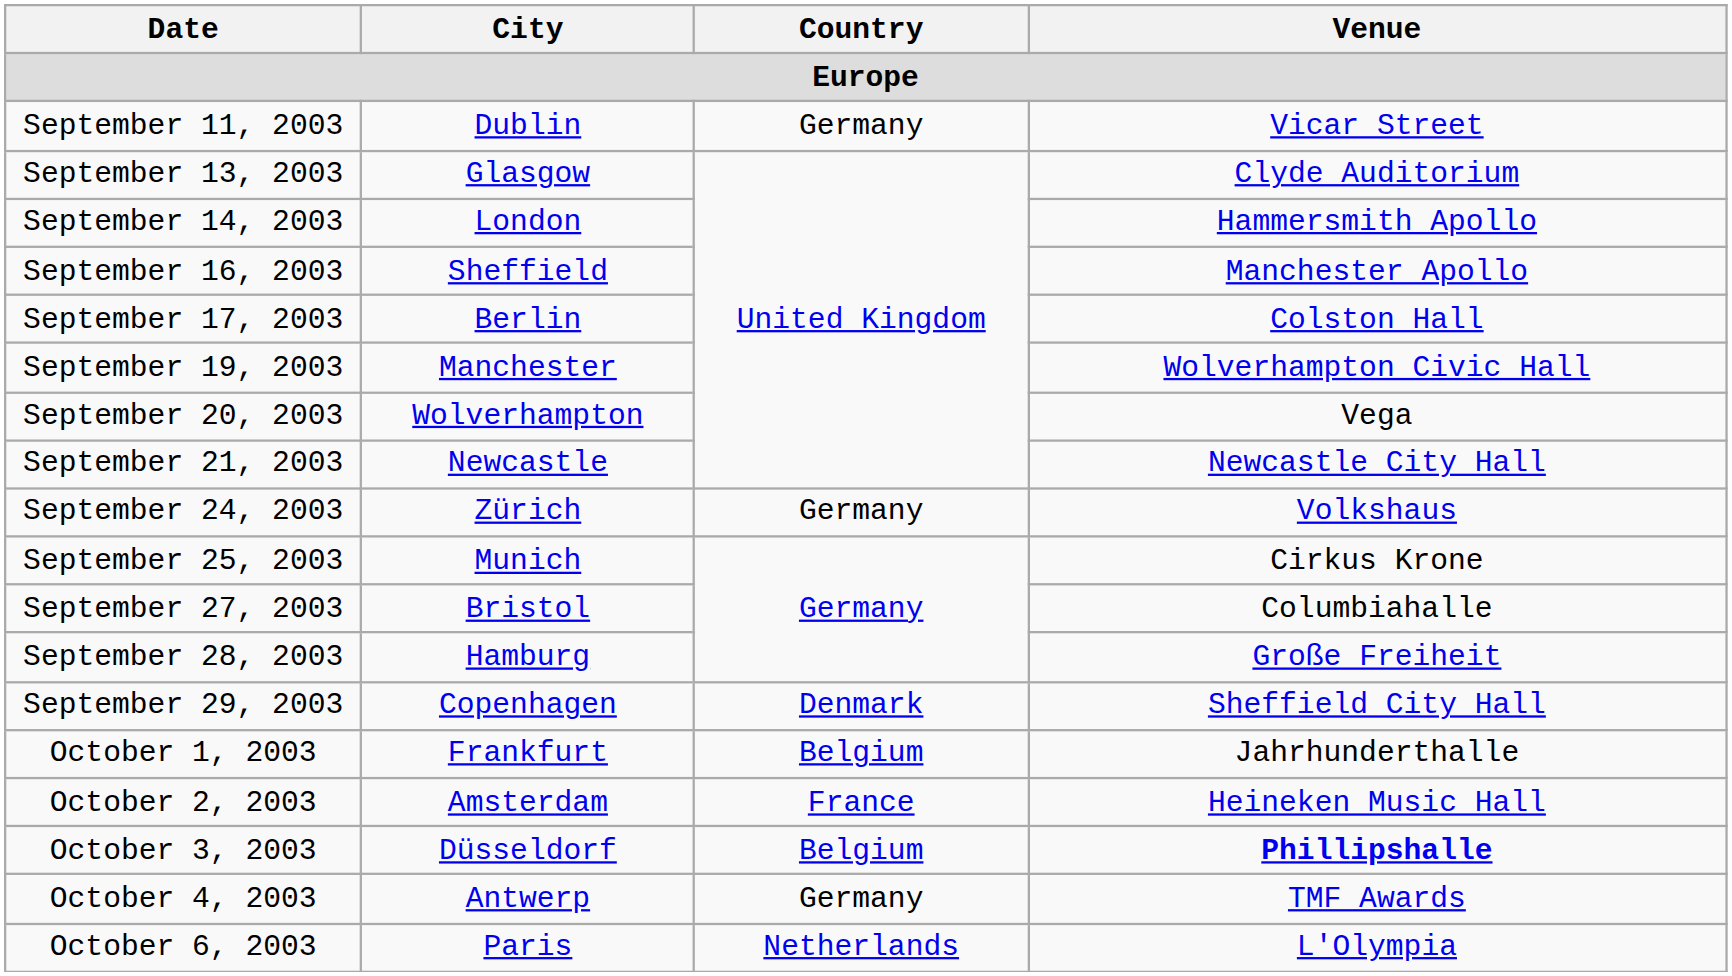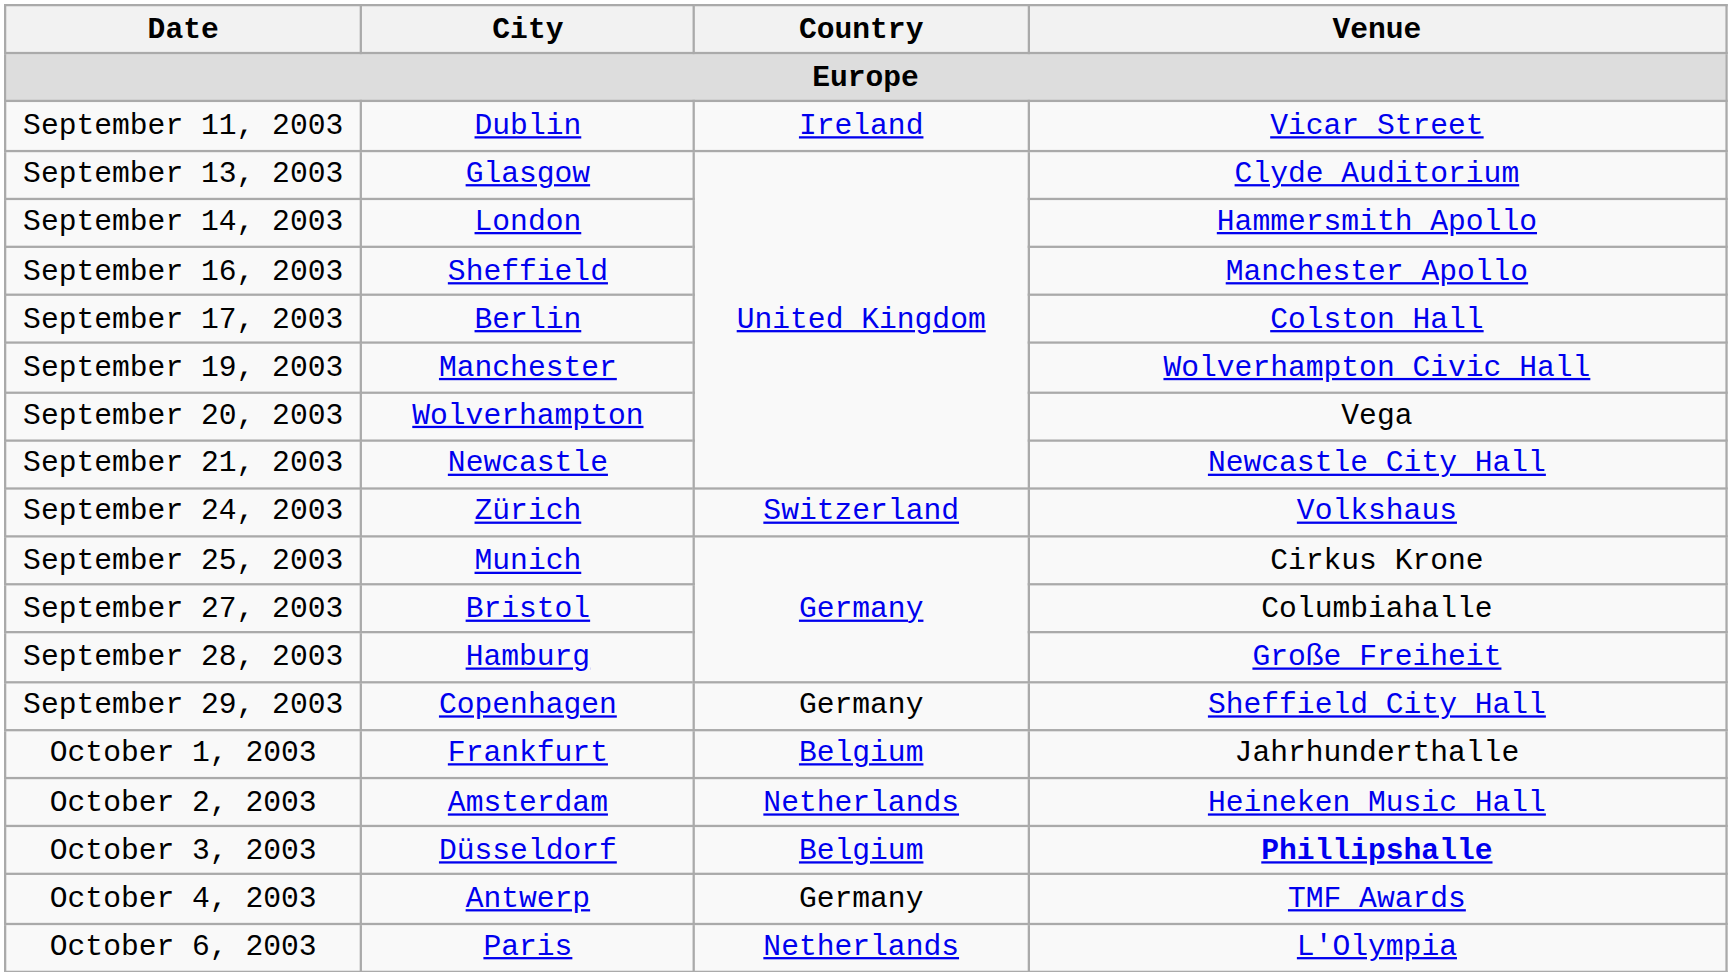(861, 126) Germany -> (861, 126) Ireland
(861, 512) Germany -> (861, 512) Switzerland
(861, 706) Denmark -> (861, 706) Germany
(861, 802) France -> (861, 802) Netherlands
